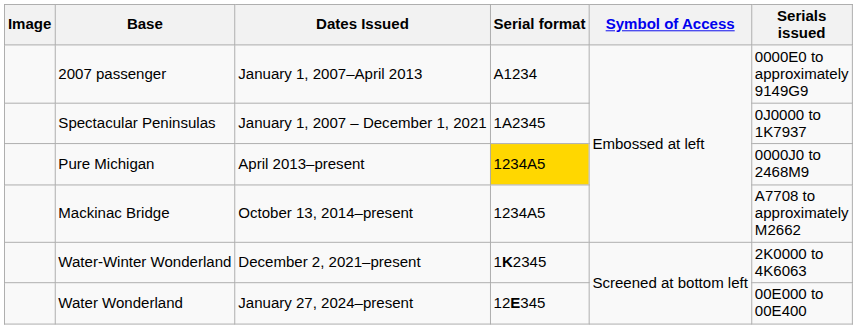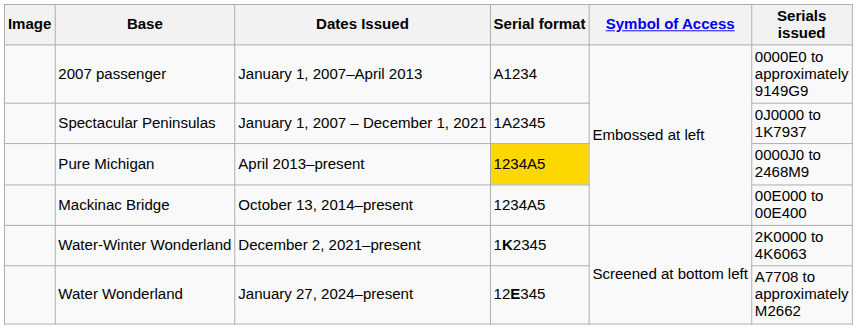(802, 213) A7708 to approximately M2662 -> (789, 204) 00E000 to 00E400
(789, 303) 00E000 to 00E400 -> (802, 294) A7708 to approximately M2662
